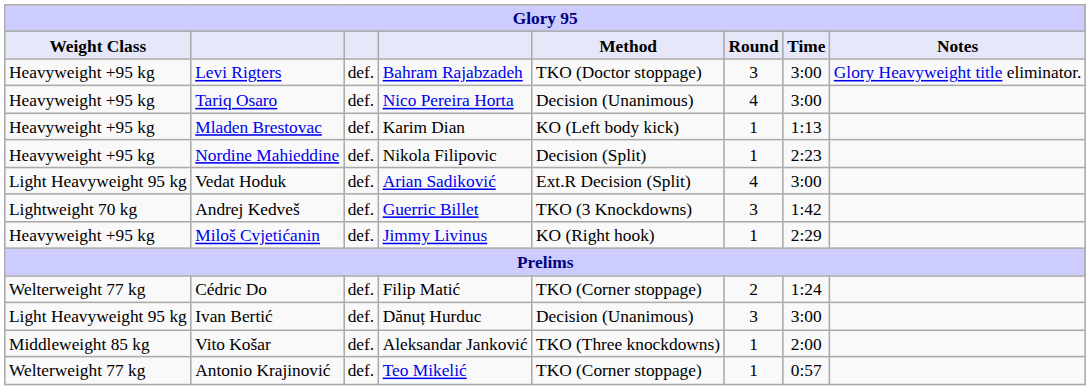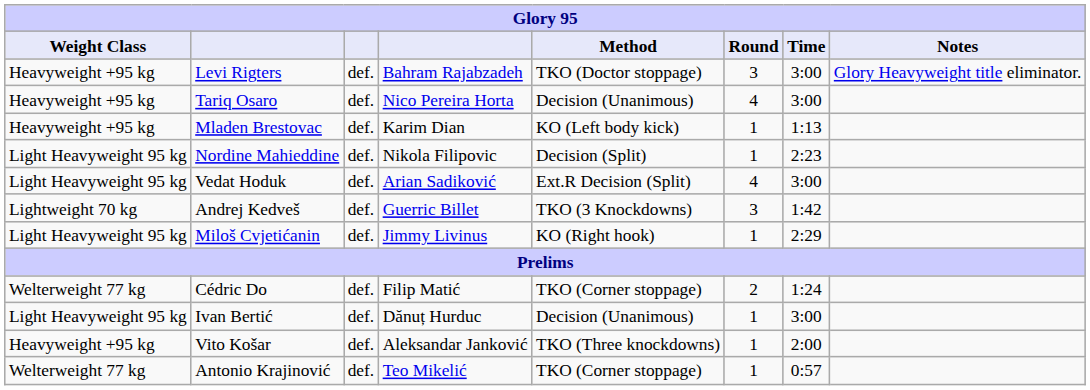(82, 154) Heavyweight +95 kg -> (98, 154) Light Heavyweight 95 kg
(82, 235) Heavyweight +95 kg -> (98, 235) Light Heavyweight 95 kg
(754, 316) 3 -> (754, 316) 1
(79, 343) Middleweight 85 kg -> (82, 343) Heavyweight +95 kg
